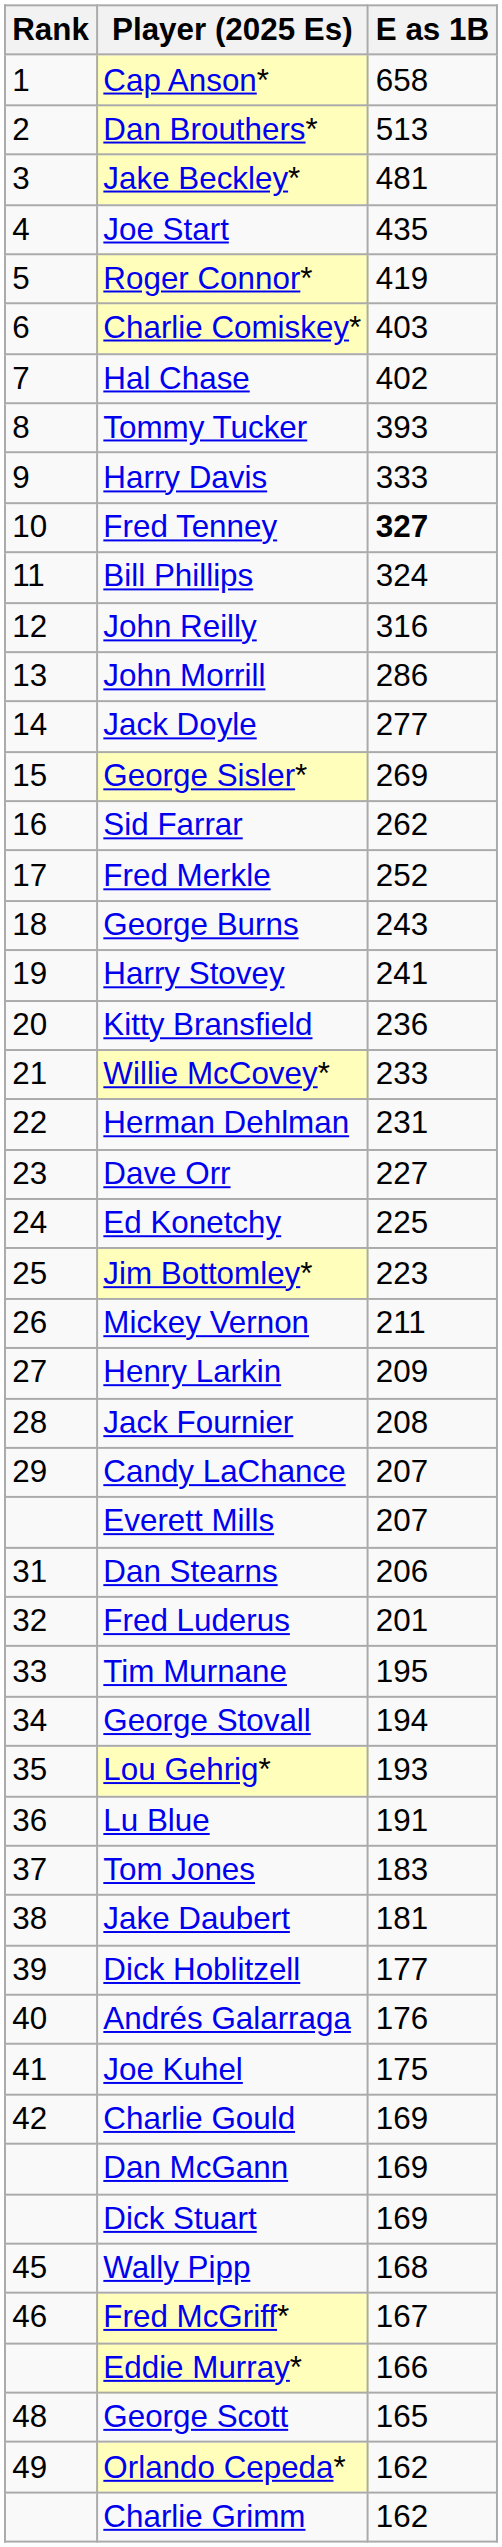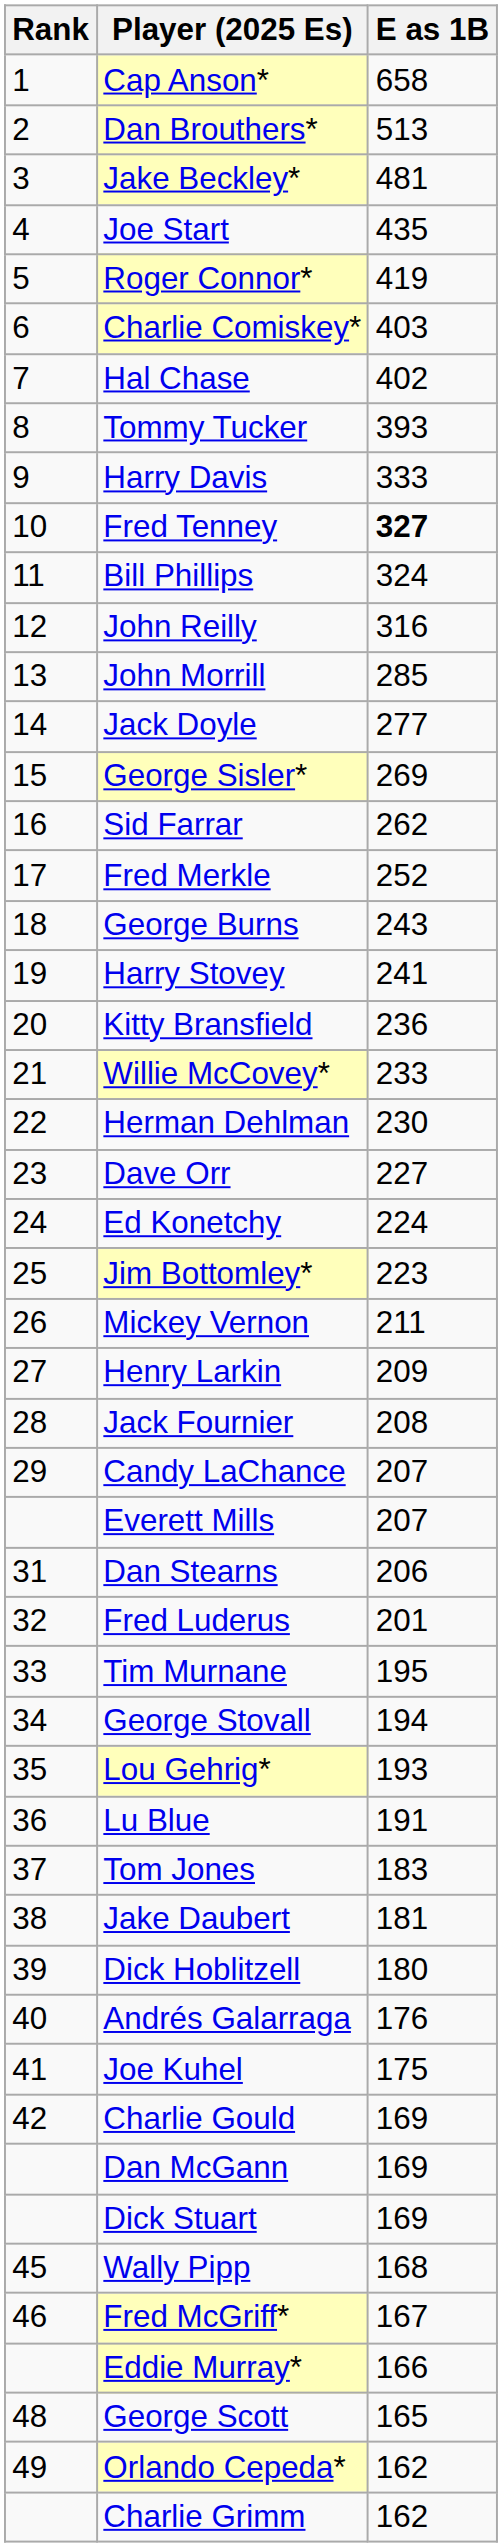(402, 676) 286 -> (402, 676) 285
(402, 1123) 231 -> (402, 1123) 230
(402, 1223) 225 -> (402, 1223) 224
(402, 1969) 177 -> (402, 1969) 180
